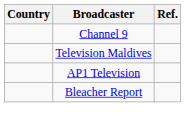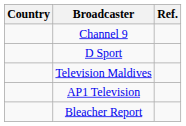+ row: (104, 53)
